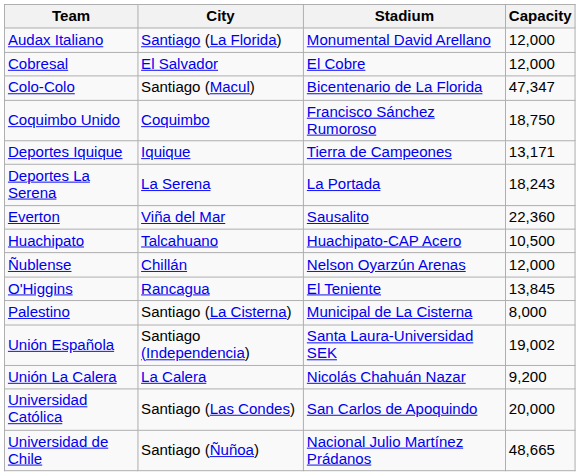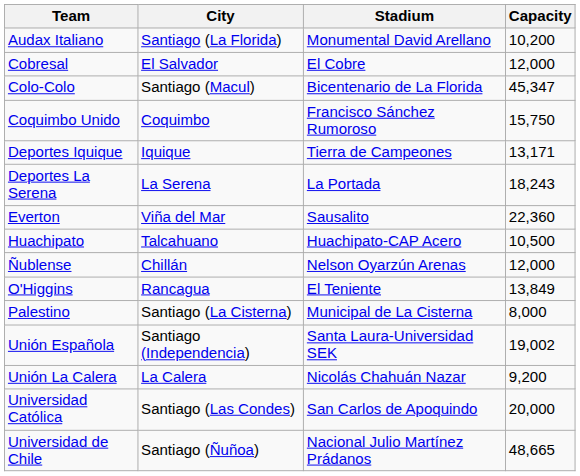(532, 40) 12,000 -> (532, 40) 10,200
(532, 87) 47,347 -> (532, 87) 45,347
(532, 120) 18,750 -> (532, 120) 15,750
(532, 288) 13,845 -> (532, 288) 13,849
